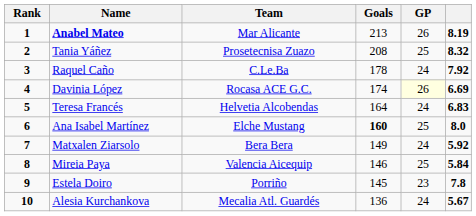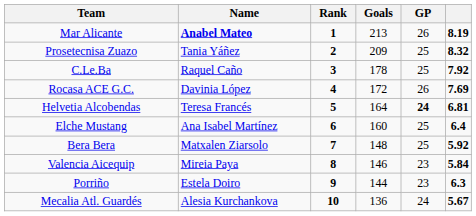columns swapped: (27, 13) <-> (269, 13)
(378, 51) 208 -> (378, 51) 209
(423, 70) 24 -> (423, 70) 25
(378, 88) 174 -> (378, 88) 172
(423, 88) lightyellow background -> (423, 88) no background
(458, 88) 6.69 -> (458, 88) 7.69
(423, 107) normal -> (423, 107) bold
(458, 107) 6.83 -> (458, 107) 6.81
(378, 126) bold -> (378, 126) normal
(458, 126) 8.0 -> (458, 126) 6.4
(378, 145) 149 -> (378, 145) 148
(423, 145) 24 -> (423, 145) 25
(423, 164) 25 -> (423, 164) 23
(378, 182) 145 -> (378, 182) 144
(458, 182) 7.8 -> (458, 182) 6.3
